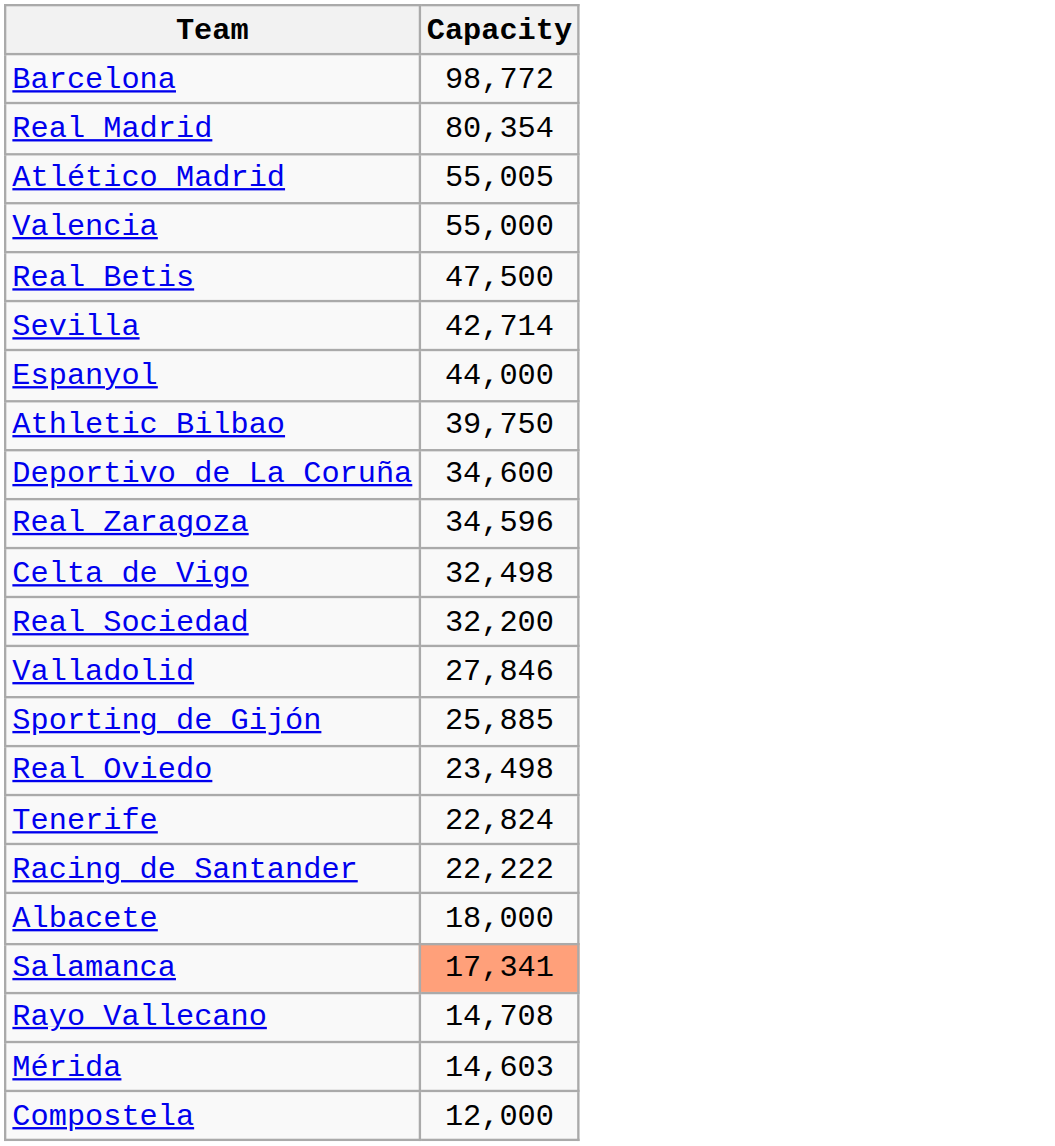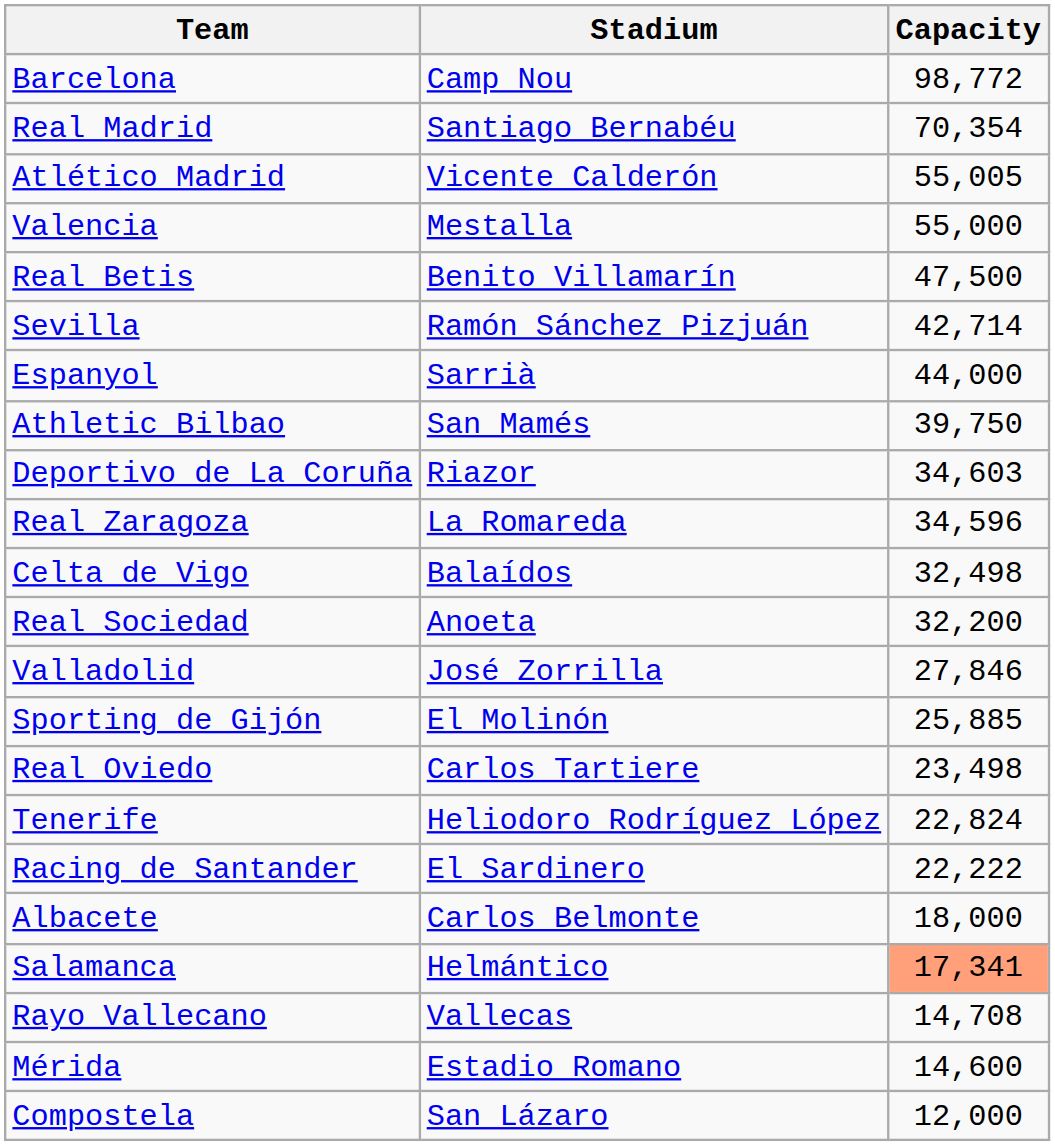+ column: (654, 30)
(499, 129) 80,354 -> (968, 129) 70,354
(499, 474) 34,600 -> (968, 474) 34,603
(499, 1067) 14,603 -> (968, 1067) 14,600
